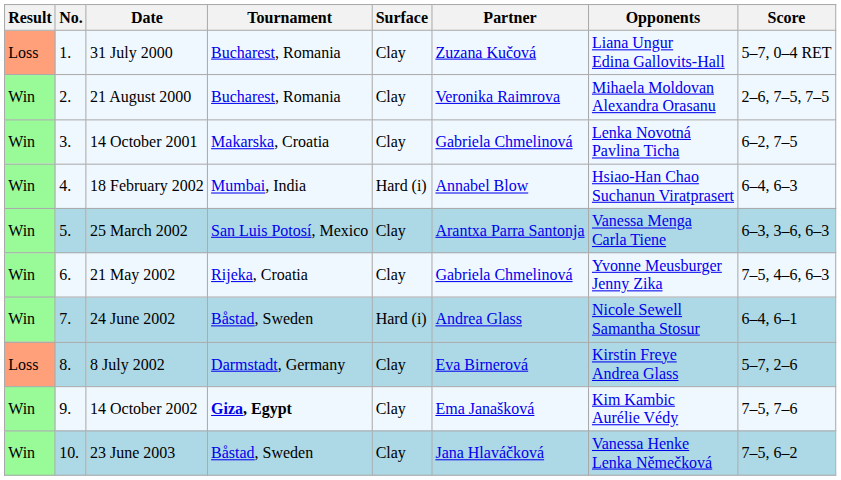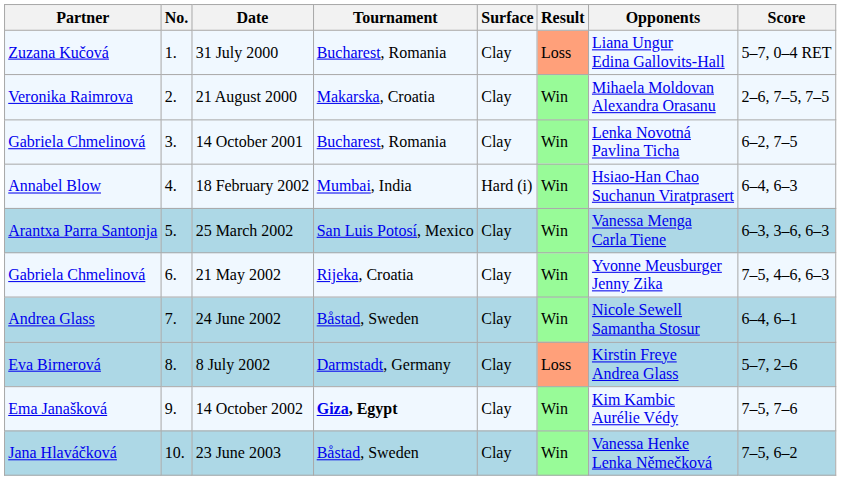columns swapped: (30, 16) <-> (510, 16)
(276, 96) Bucharest, Romania -> (376, 96) Makarska, Croatia
(270, 141) Makarska, Croatia -> (382, 141) Bucharest, Romania
(401, 319) Hard (i) -> (496, 319) Clay
